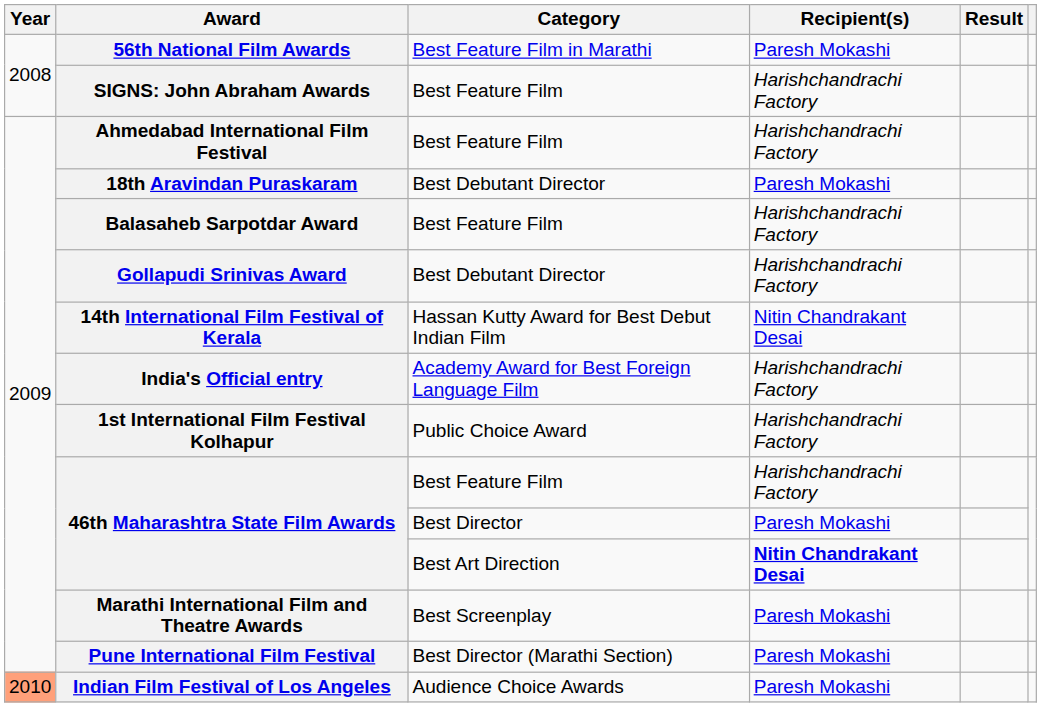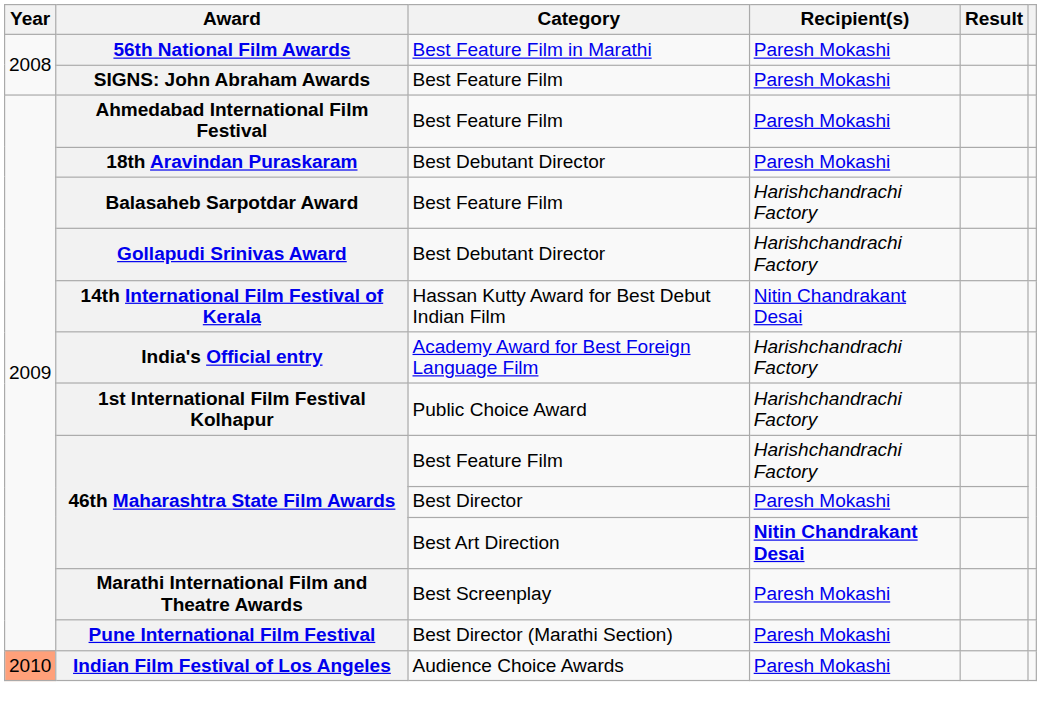(828, 90) Harishchandrachi Factory -> (822, 79) Paresh Mokashi
(828, 142) Harishchandrachi Factory -> (822, 120) Paresh Mokashi
